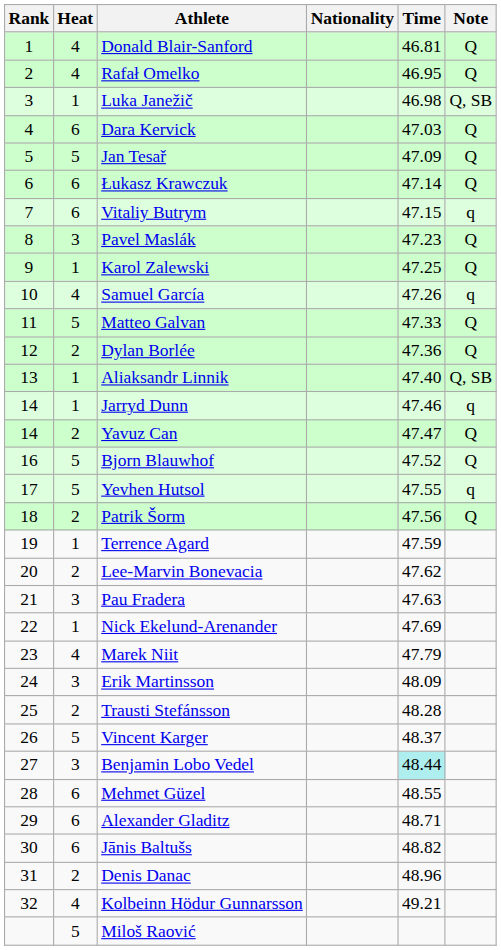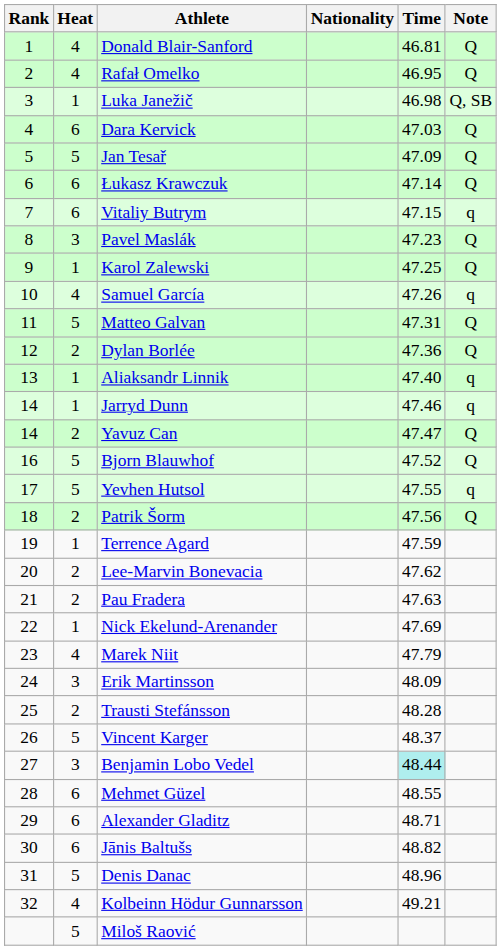(422, 322) 47.33 -> (422, 322) 47.31
(471, 377) Q, SB -> (471, 377) q
(75, 599) 3 -> (75, 599) 2
(75, 875) 2 -> (75, 875) 5
